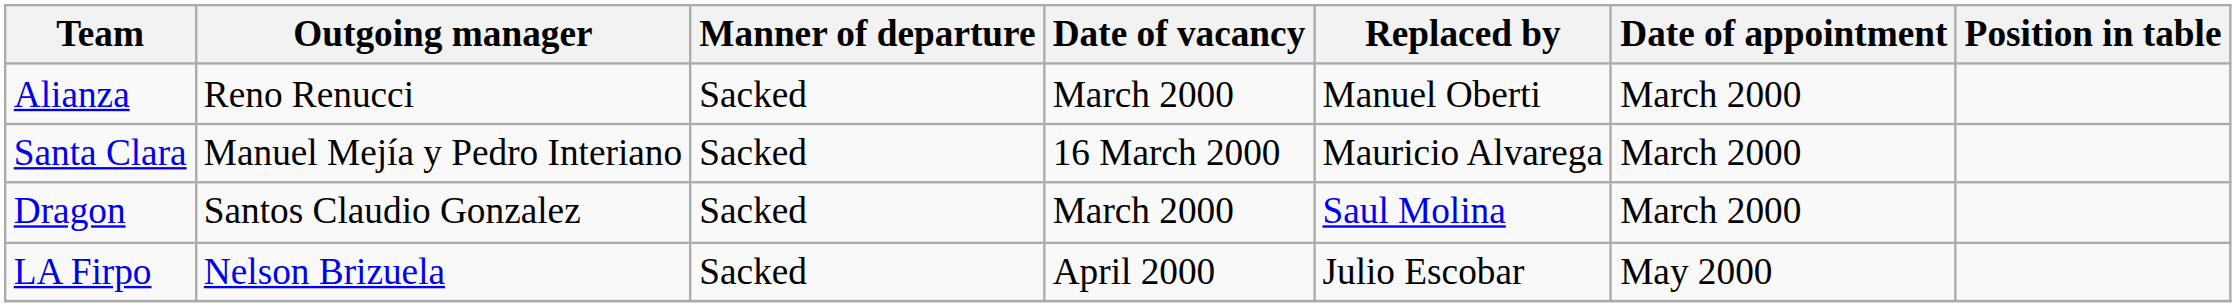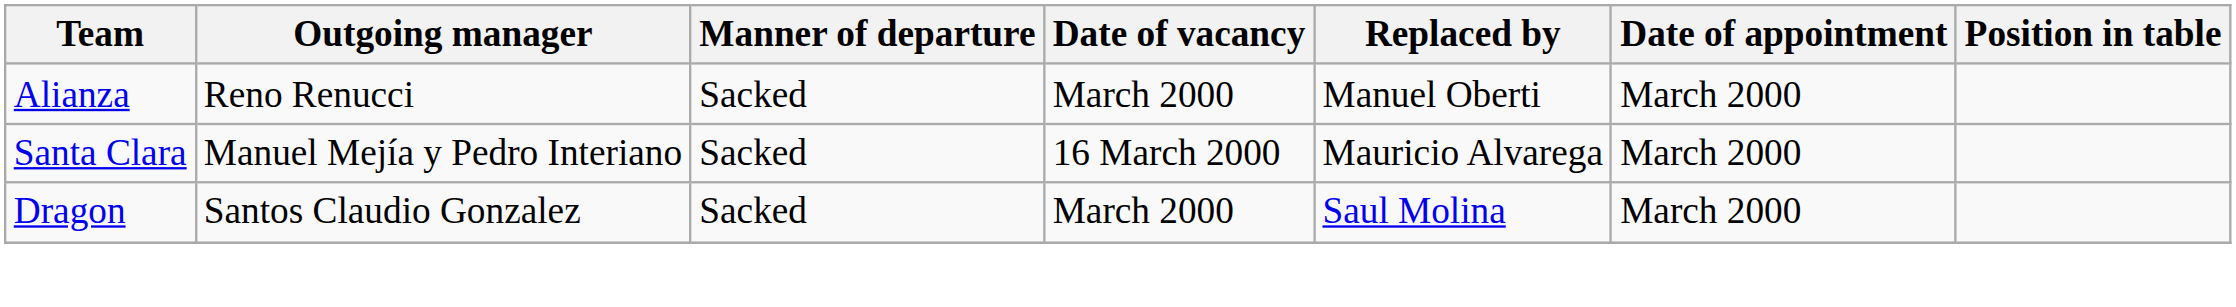- row: (83, 270)
